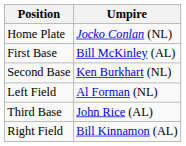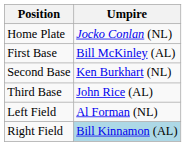rows swapped: (34, 111) <-> (32, 92)
(127, 131) no background -> (127, 131) lightblue background
